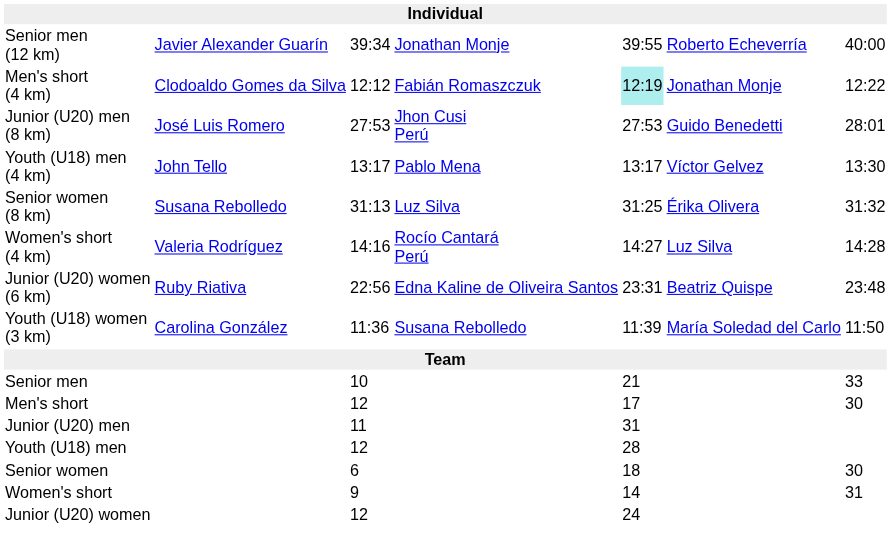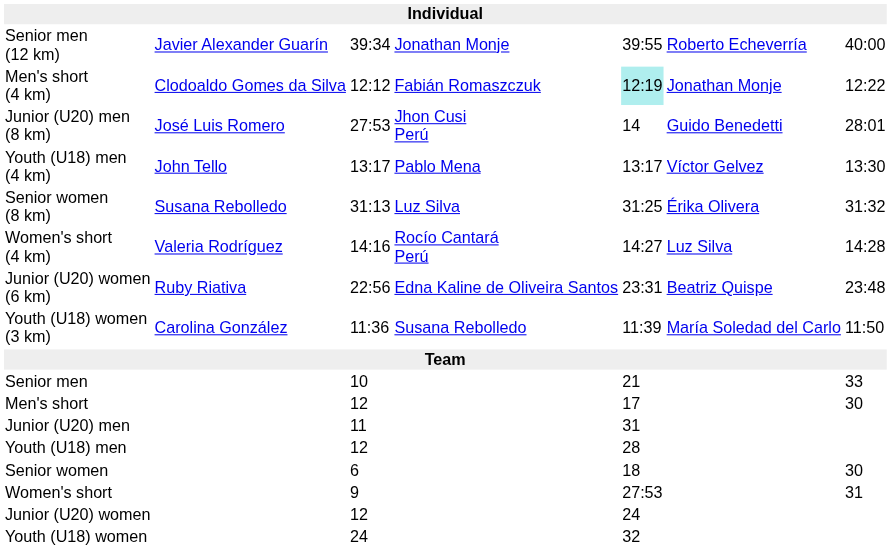(642, 126) 27:53 -> (631, 126) 14
(631, 492) 14 -> (642, 492) 27:53
+ row: (76, 537)
